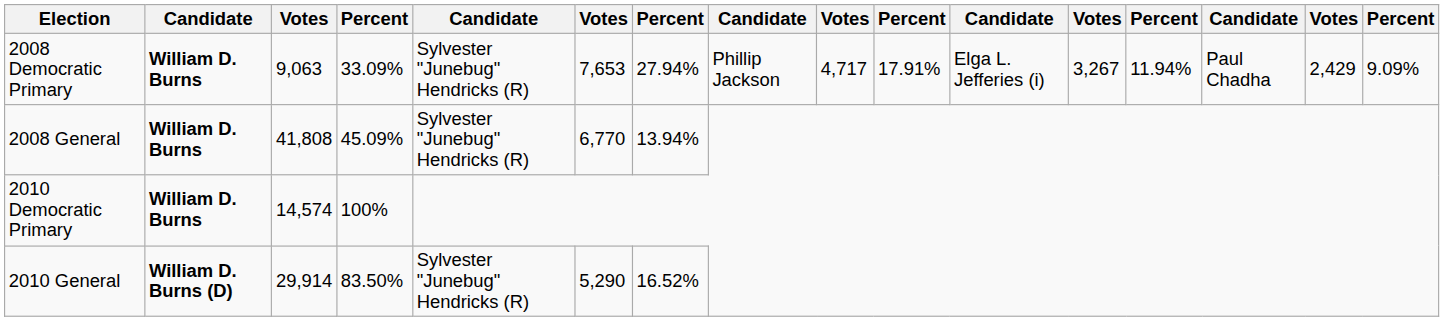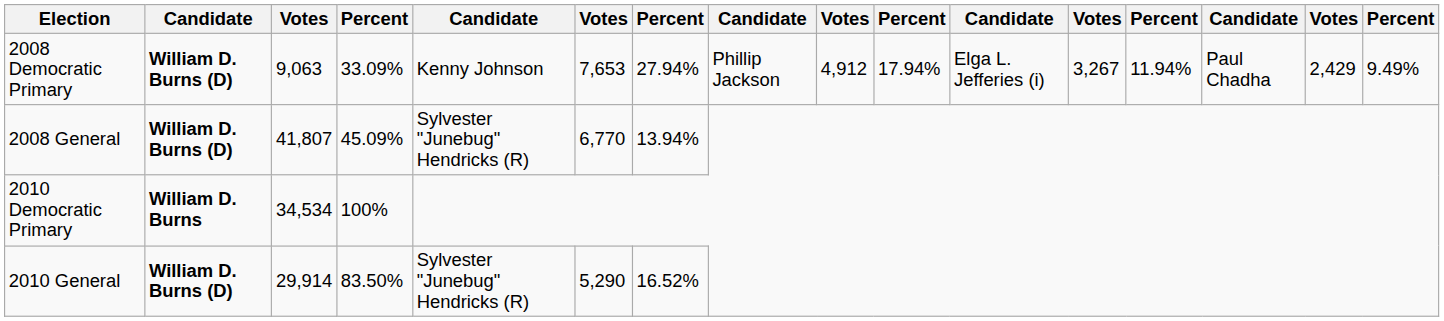(193, 68) William D. Burns -> (193, 68) William D. Burns (D)
(473, 68) Sylvester "Junebug" Hendricks (R) -> (480, 68) Kenny Johnson
(844, 68) 4,717 -> (844, 68) 4,912
(909, 68) 17.91% -> (909, 68) 17.94%
(1393, 68) 9.09% -> (1393, 68) 9.49%
(193, 139) William D. Burns -> (193, 139) William D. Burns (D)
(304, 139) 41,808 -> (304, 139) 41,807
(304, 210) 14,574 -> (304, 210) 34,534
